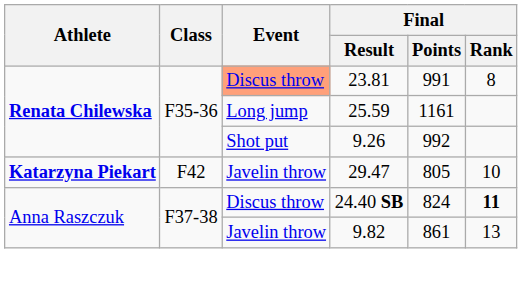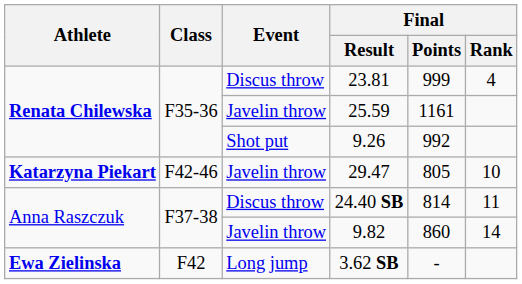(275, 80) lightsalmon background -> (275, 80) no background
(436, 80) 991 -> (436, 80) 999
(491, 80) 8 -> (491, 80) 4
(267, 111) Long jump -> (276, 111) Javelin throw
(191, 172) F42 -> (191, 172) F42-46
(436, 202) 824 -> (436, 202) 814
(491, 202) bold -> (491, 202) normal
(436, 232) 861 -> (436, 232) 860
(491, 232) 13 -> (491, 232) 14
+ row: (369, 263)
